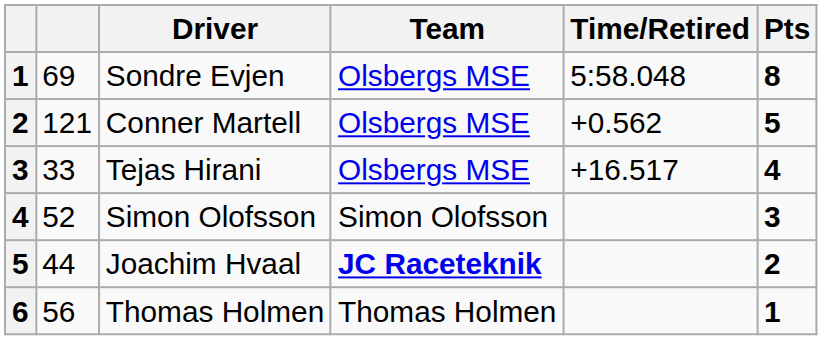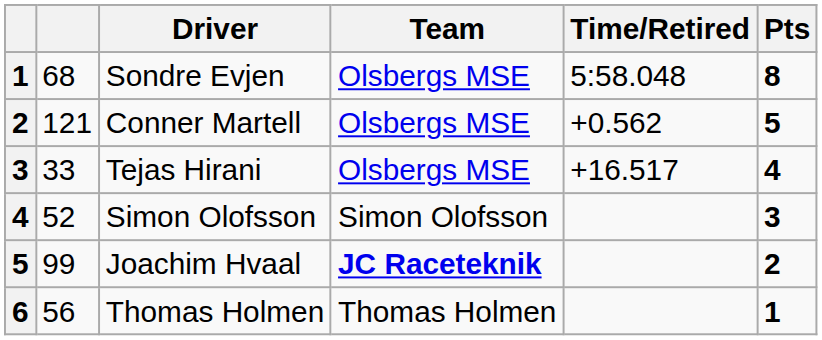(59, 76) 69 -> (59, 76) 68
(59, 265) 44 -> (59, 265) 99
